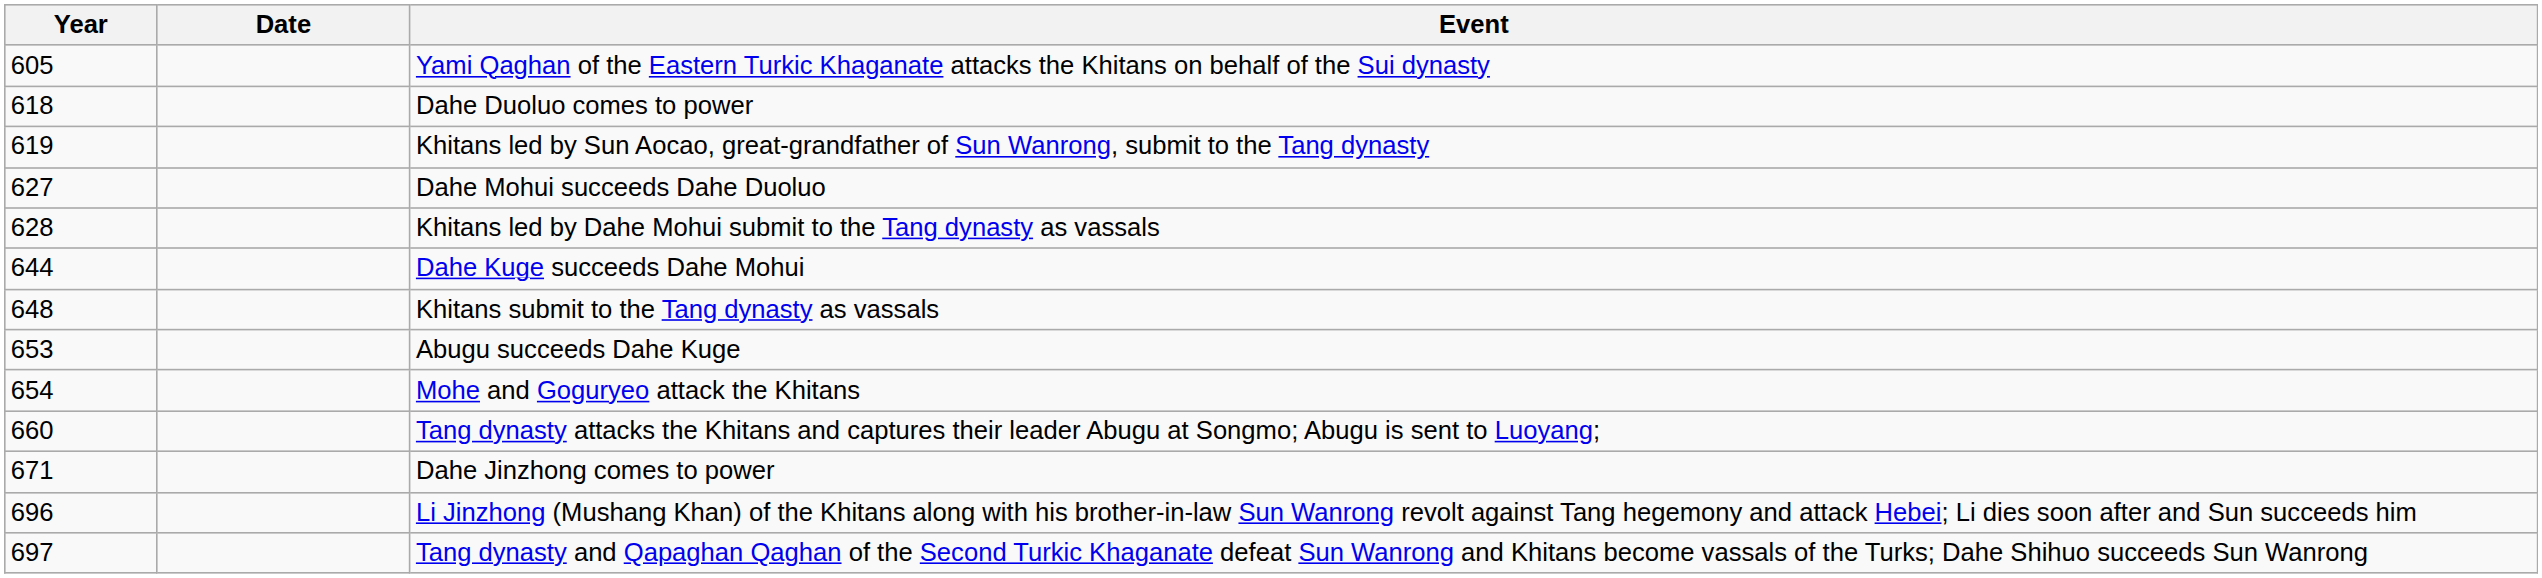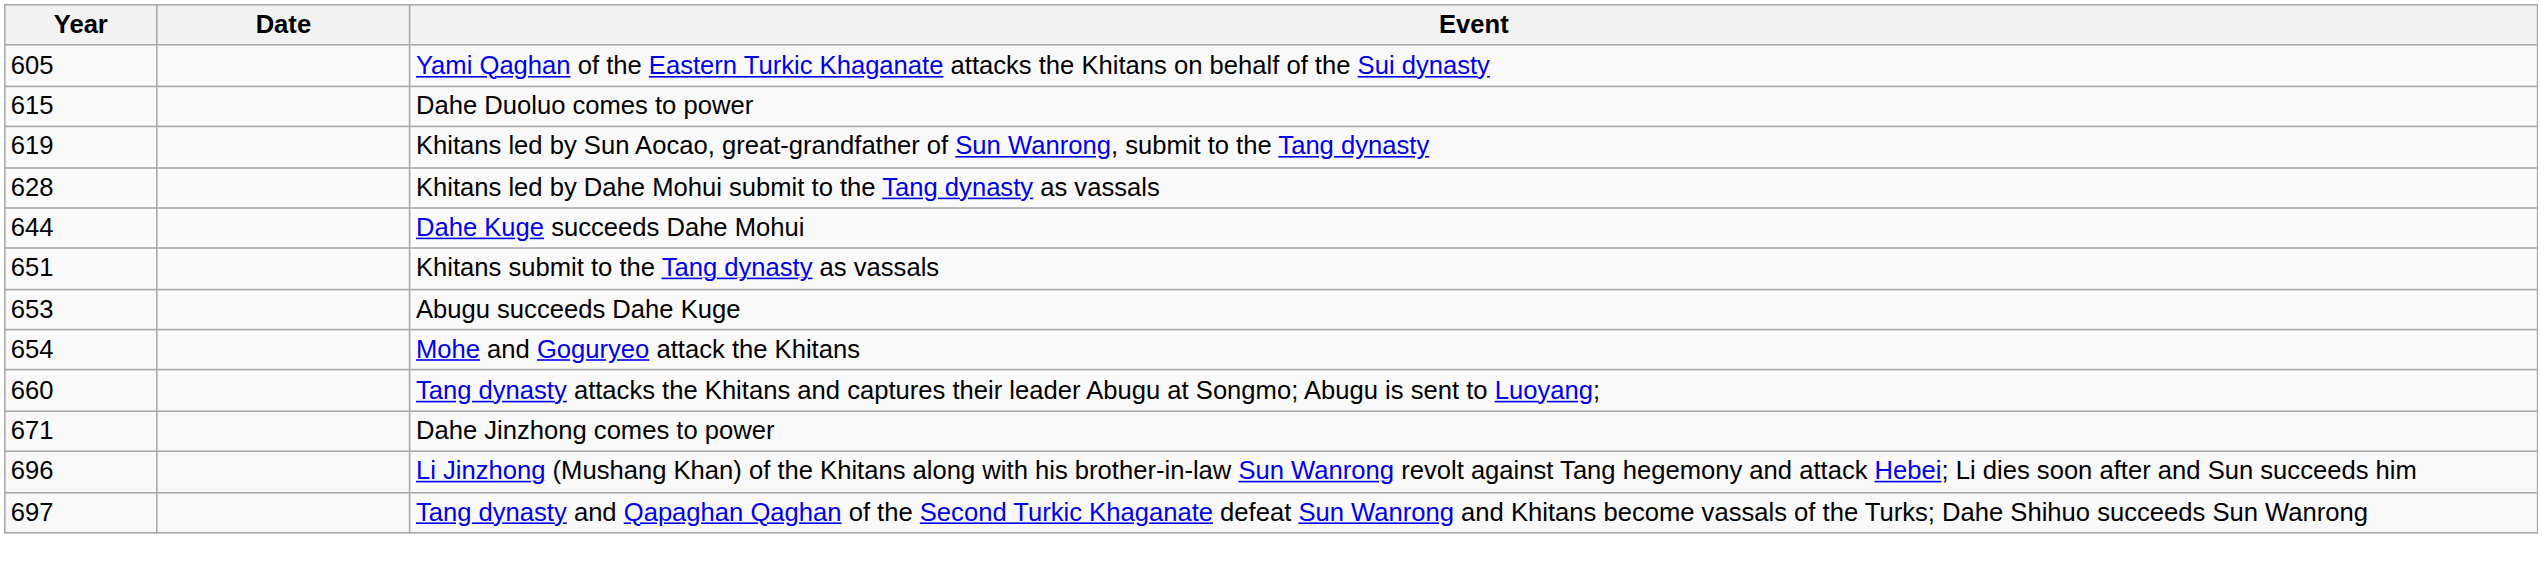(32, 106) 618 -> (32, 106) 615
- row: (621, 187)
(32, 308) 648 -> (32, 268) 651
